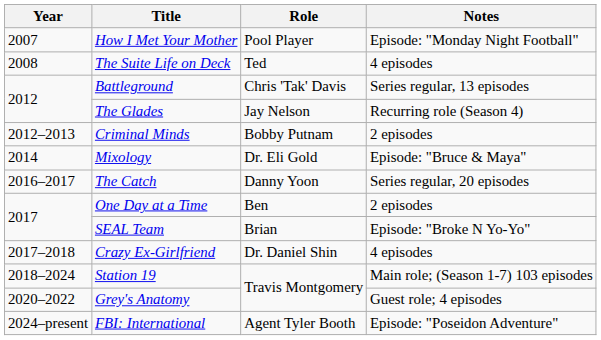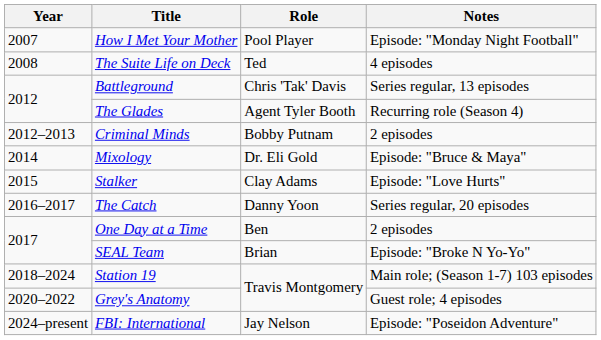(277, 110) Jay Nelson -> (300, 110) Agent Tyler Booth
+ row: (116, 181)
- row: (155, 252)
(300, 323) Agent Tyler Booth -> (277, 323) Jay Nelson
